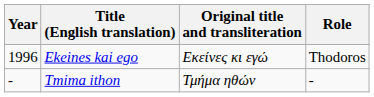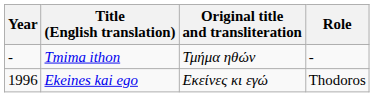rows swapped: (91, 56) <-> (82, 80)
